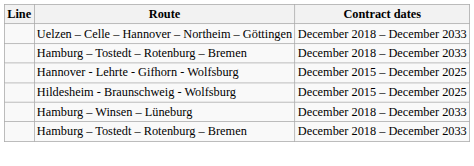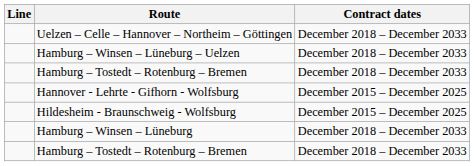+ row: (138, 53)
